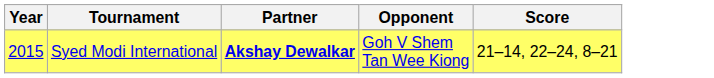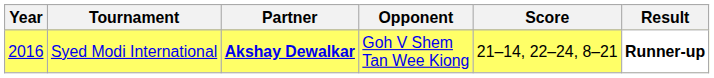+ column: (665, 17)
(26, 51) 2015 -> (26, 51) 2016
